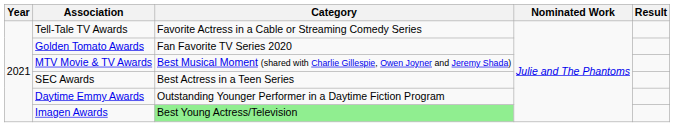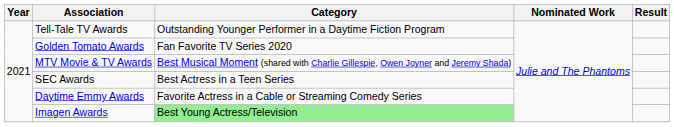(289, 29) Favorite Actress in a Cable or Streaming Comedy Series -> (301, 29) Outstanding Younger Performer in a Daytime Fiction Program
(301, 96) Outstanding Younger Performer in a Daytime Fiction Program -> (289, 96) Favorite Actress in a Cable or Streaming Comedy Series
